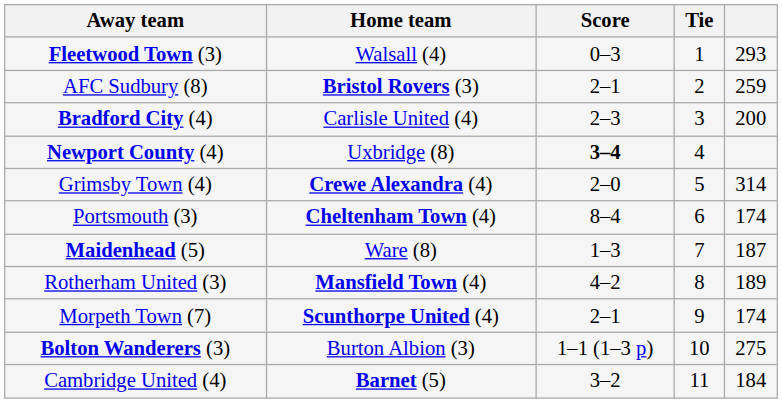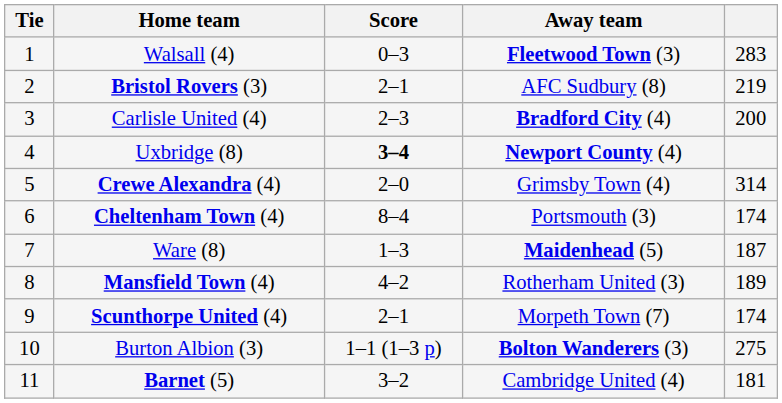columns swapped: (699, 20) <-> (135, 20)
(751, 53) 293 -> (751, 53) 283
(751, 86) 259 -> (751, 86) 219
(751, 380) 184 -> (751, 380) 181
